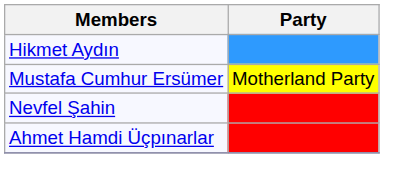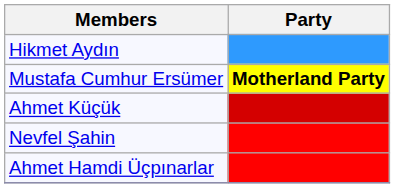(303, 79) normal -> (308, 79) bold
+ row: (65, 109)
